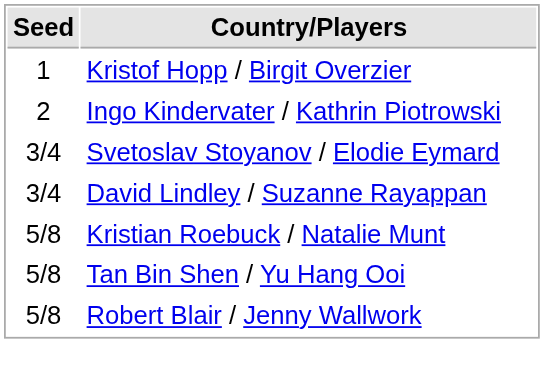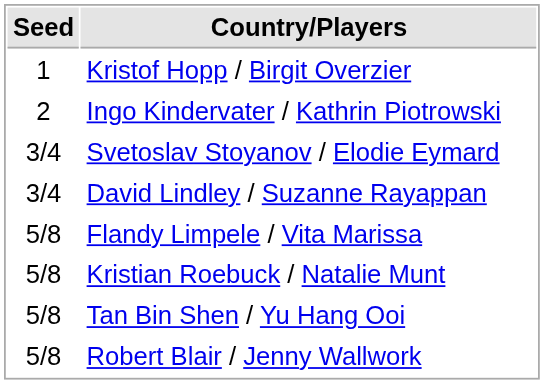+ row: (254, 234)
